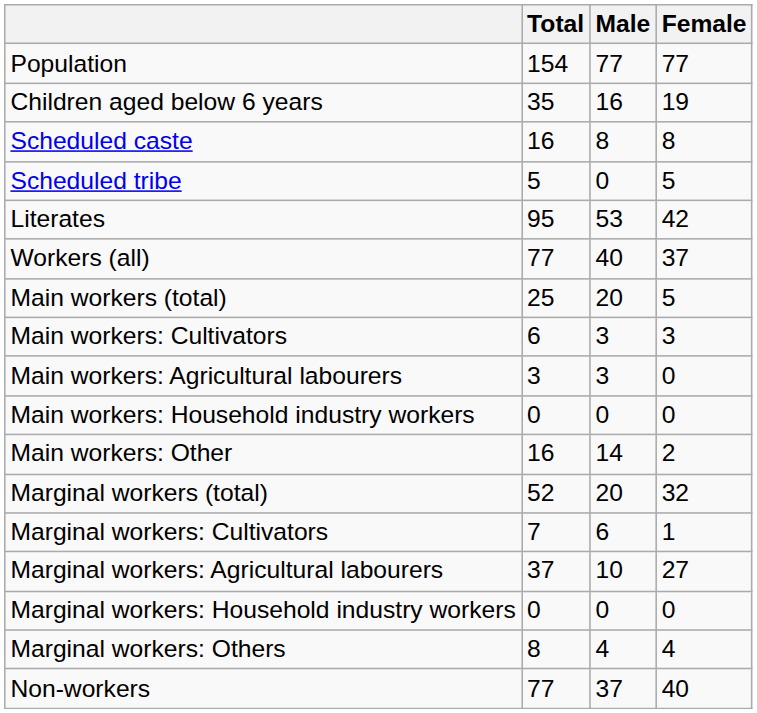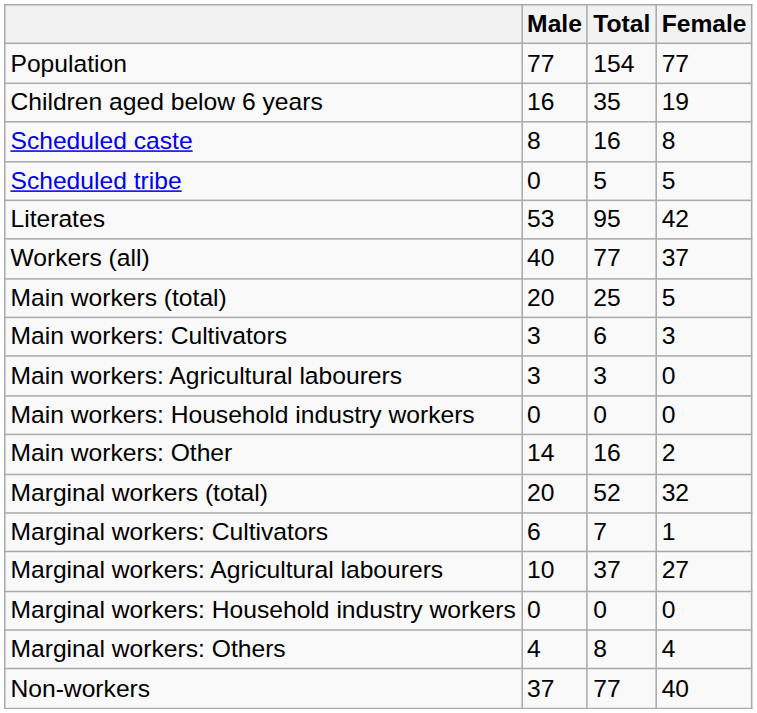columns swapped: (556, 24) <-> (623, 24)
